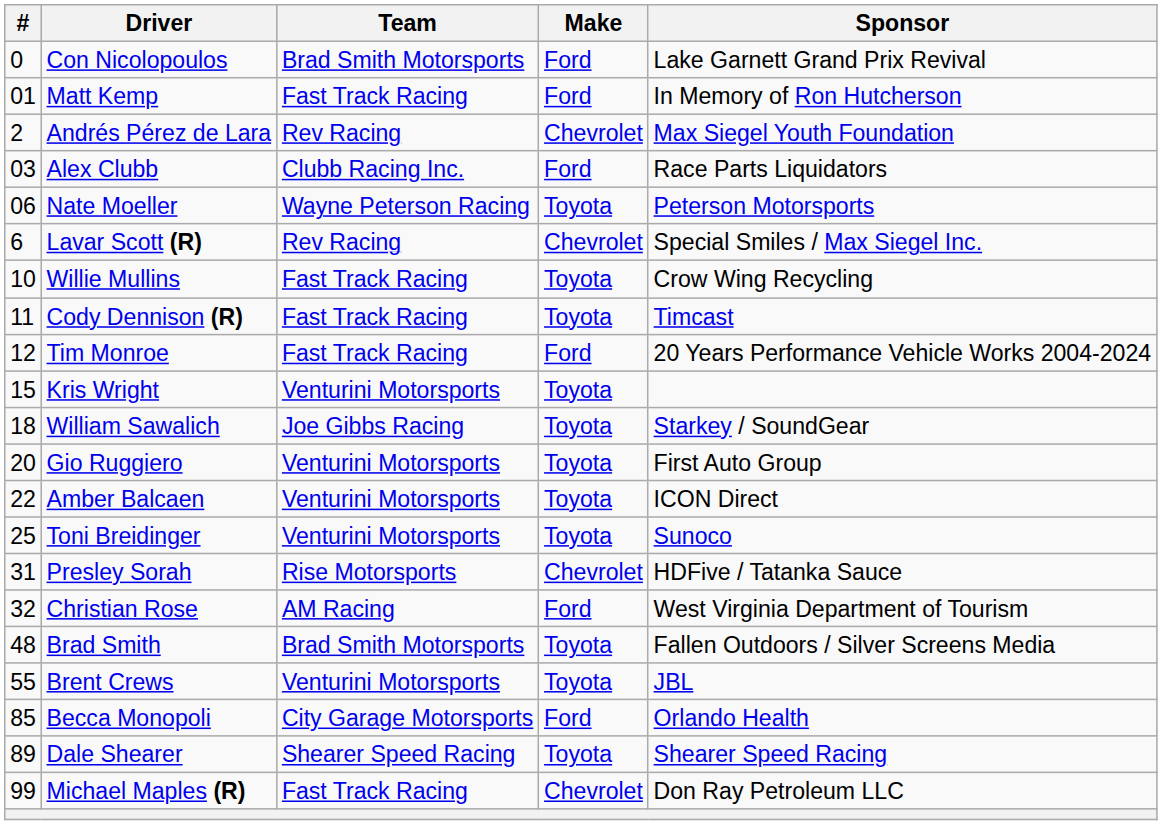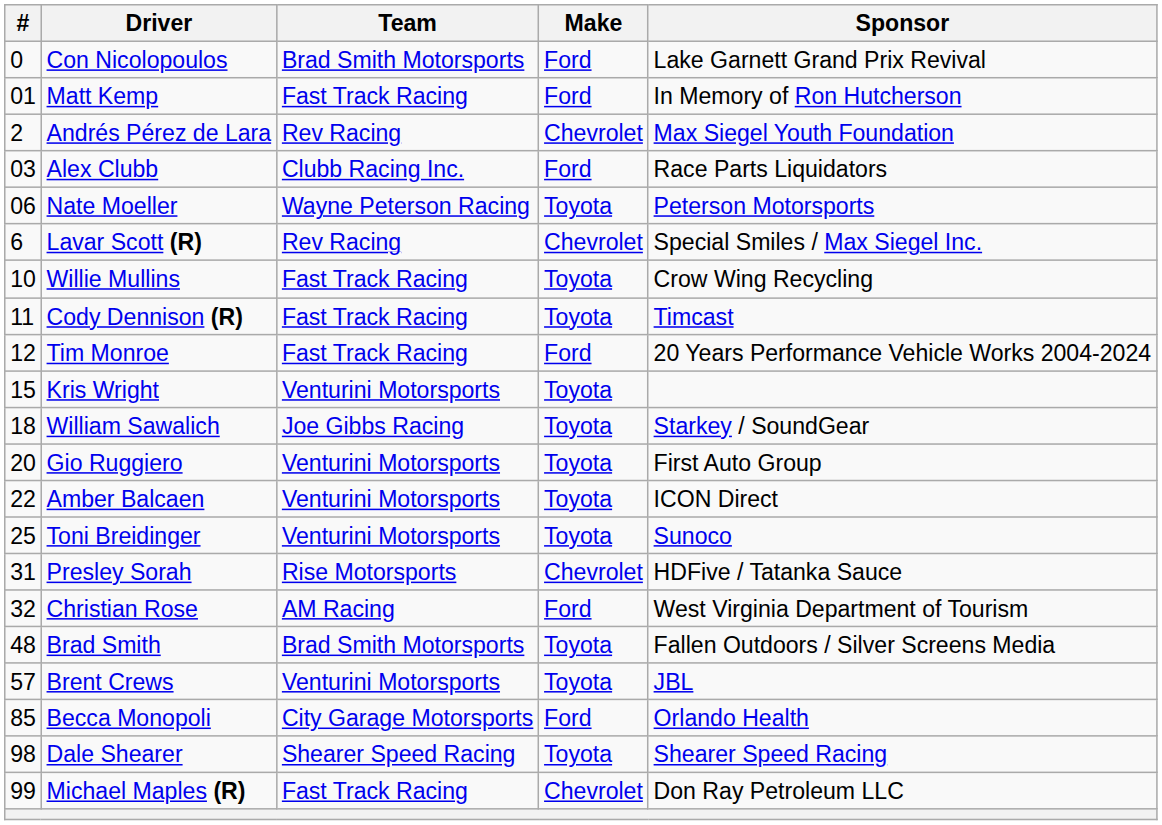(23, 682) 55 -> (23, 682) 57
(23, 755) 89 -> (23, 755) 98
